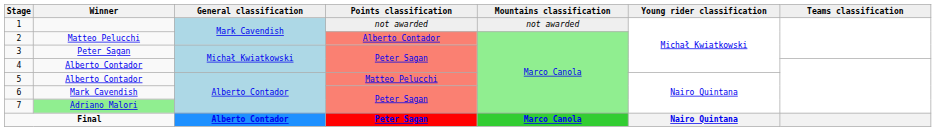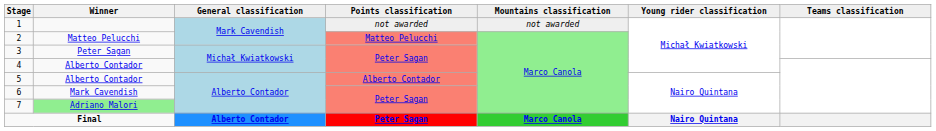(401, 38) Alberto Contador -> (401, 38) Matteo Pelucchi
(401, 79) Matteo Pelucchi -> (401, 79) Alberto Contador
